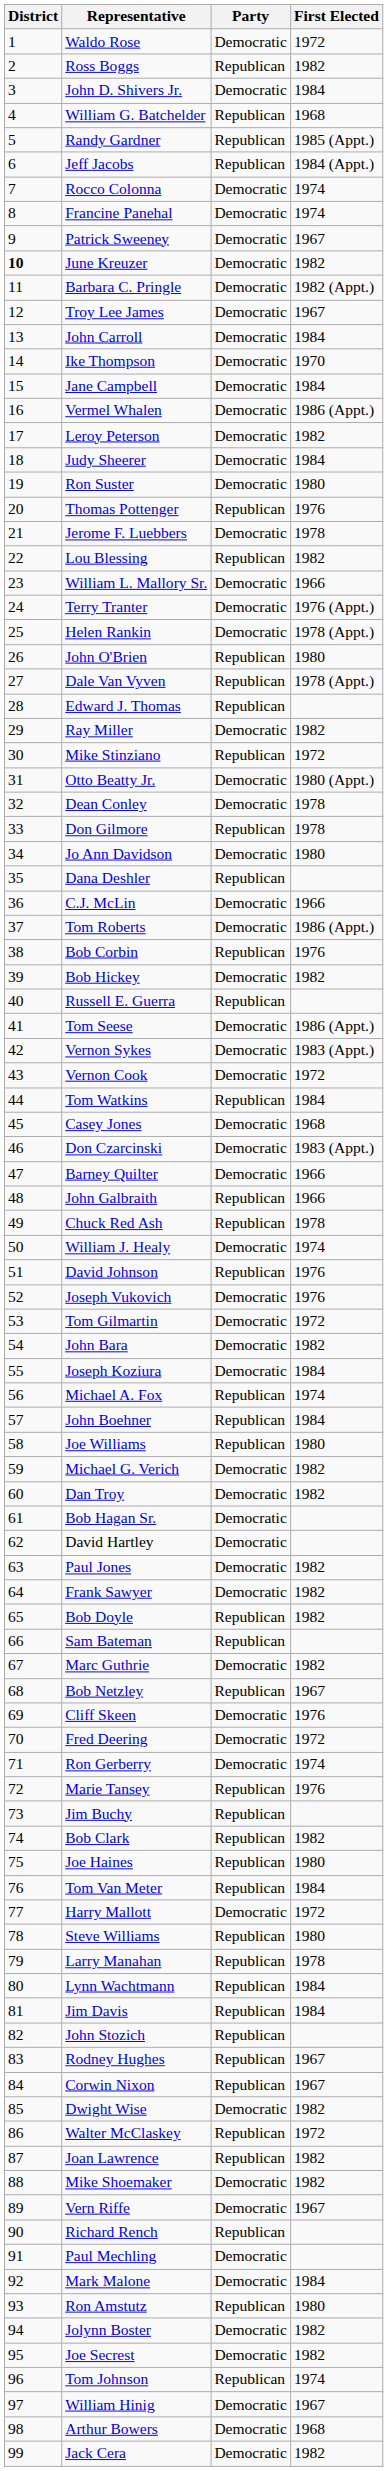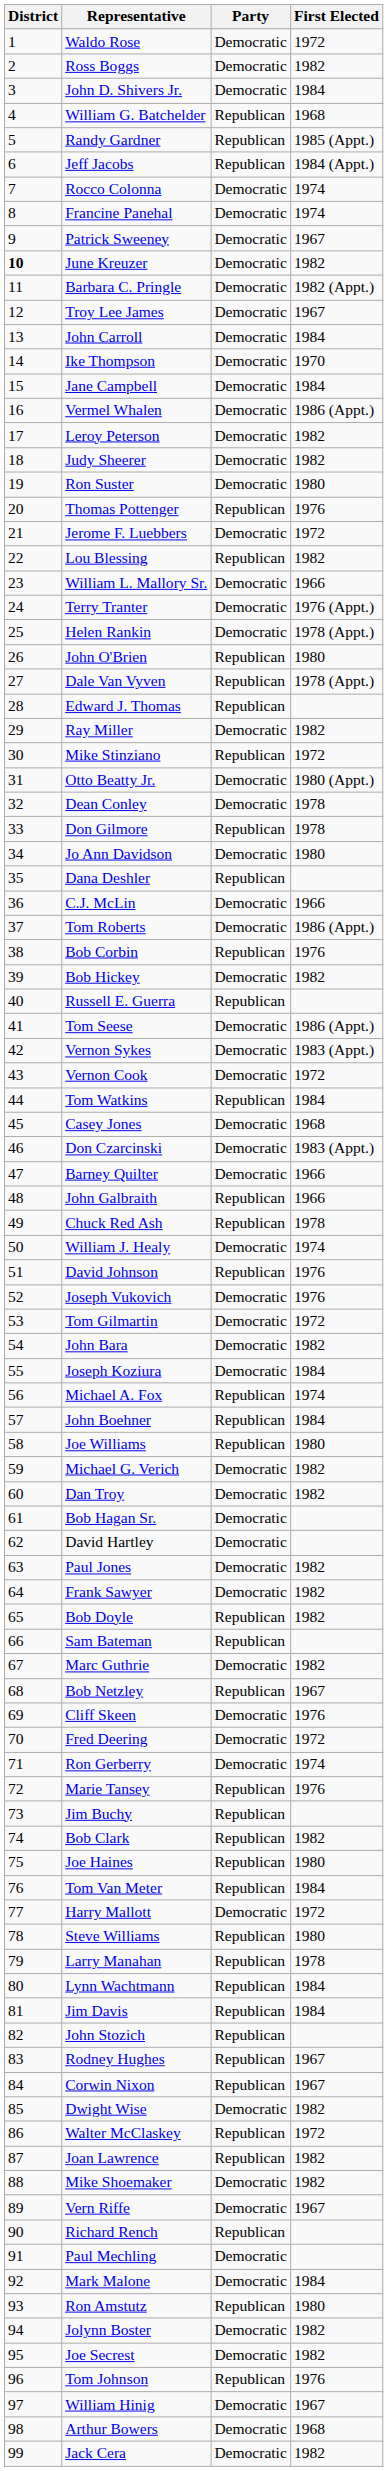(250, 66) Republican -> (251, 66) Democratic
(309, 459) 1984 -> (309, 459) 1982
(309, 533) 1978 -> (309, 533) 1972
(309, 2379) 1974 -> (309, 2379) 1976
